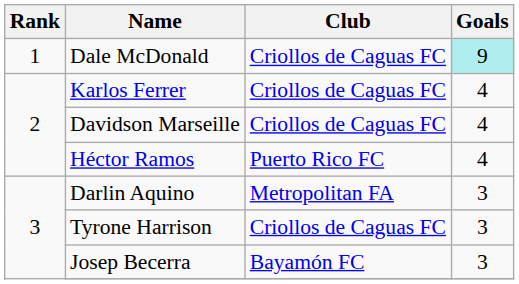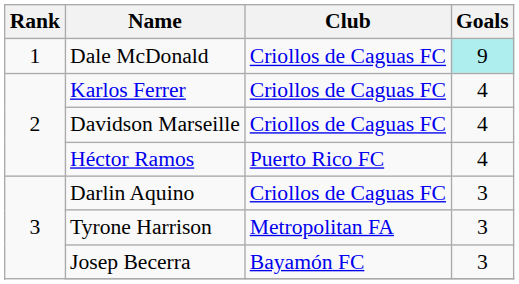(322, 192) Metropolitan FA -> (348, 192) Criollos de Caguas FC
(348, 227) Criollos de Caguas FC -> (322, 227) Metropolitan FA
